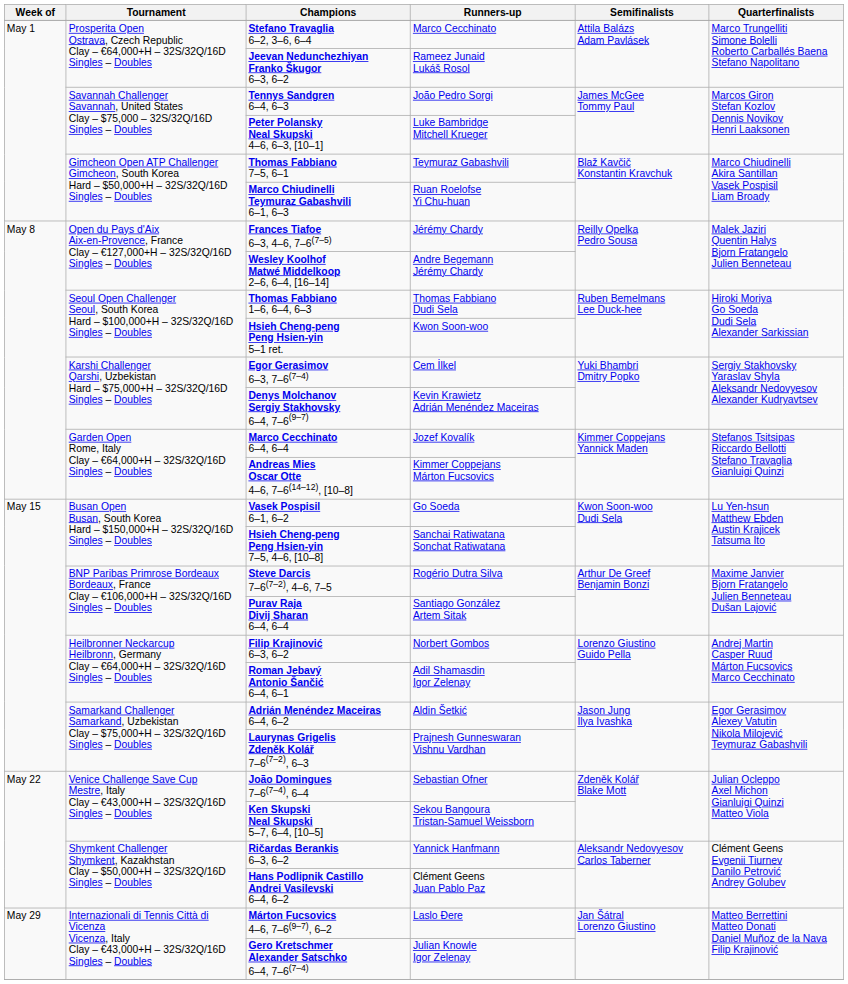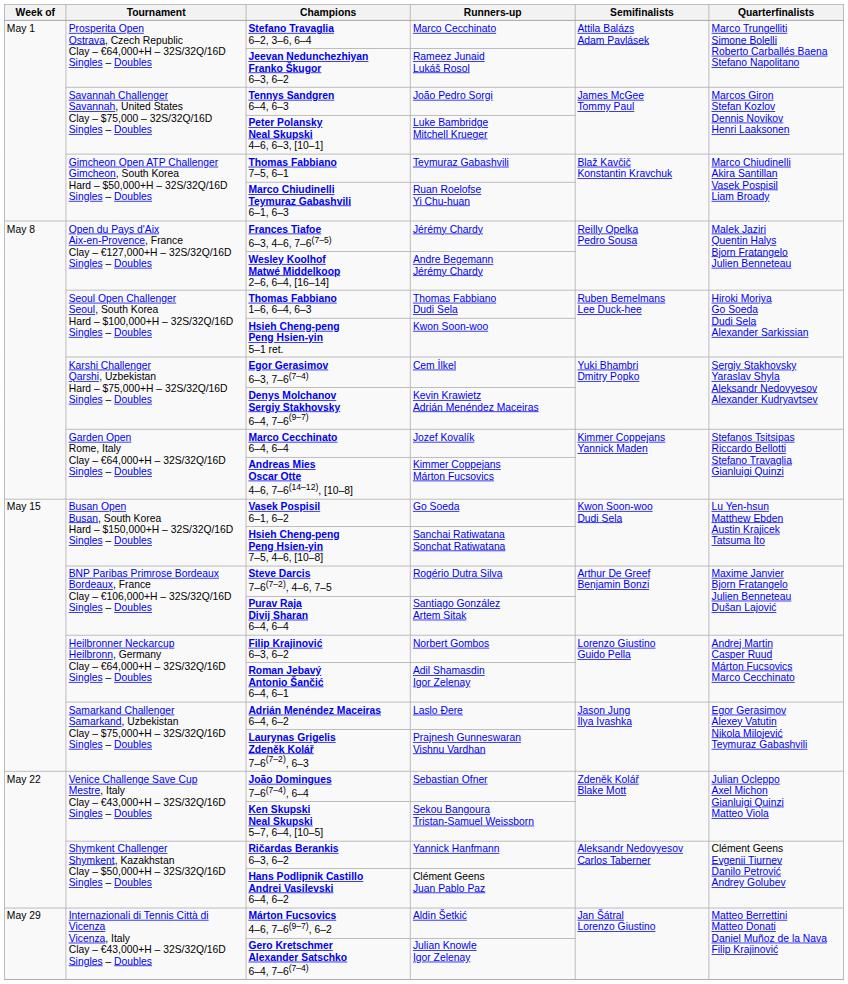(440, 710) Aldin Šetkić -> (438, 710) Laslo Đere
(438, 915) Laslo Đere -> (440, 915) Aldin Šetkić
